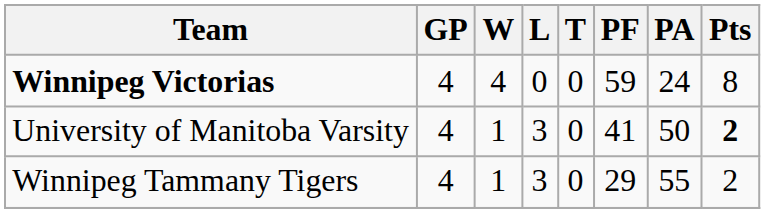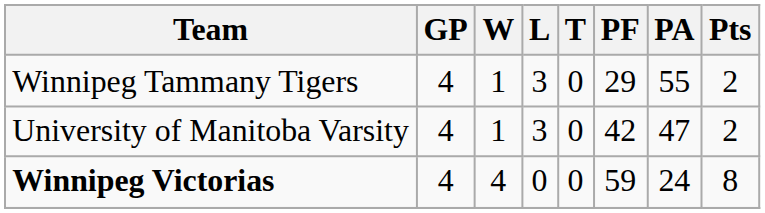rows swapped: (143, 80) <-> (185, 181)
(620, 130) 41 -> (620, 130) 42
(674, 130) 50 -> (674, 130) 47
(730, 130) bold -> (730, 130) normal
